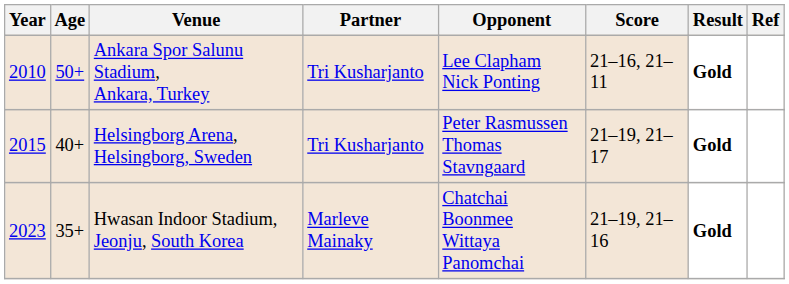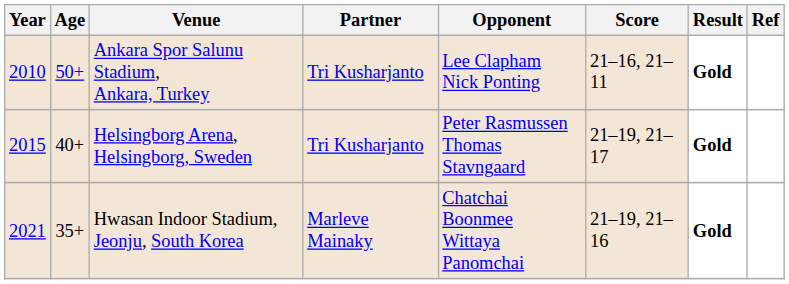(27, 230) 2023 -> (27, 230) 2021
